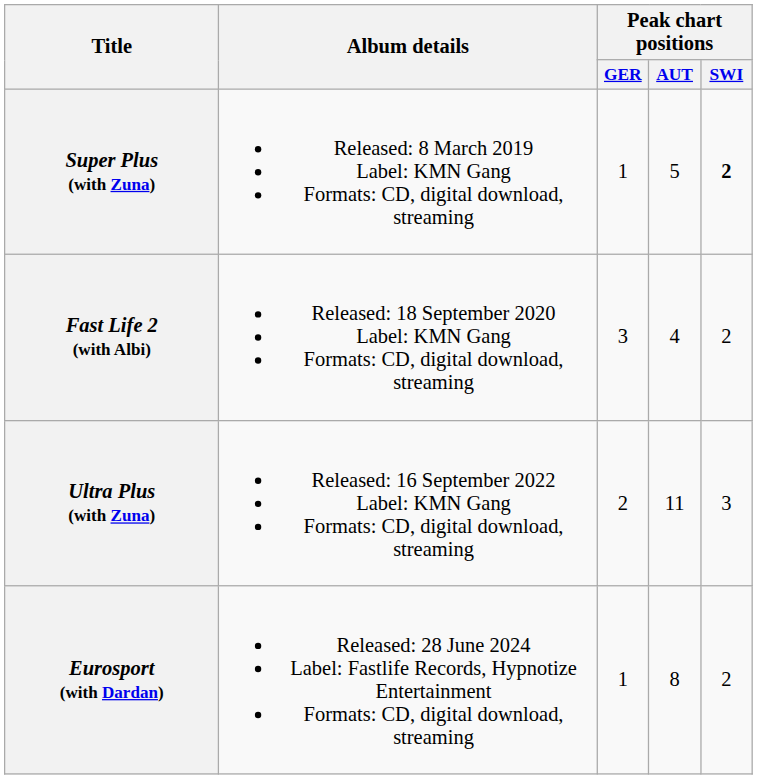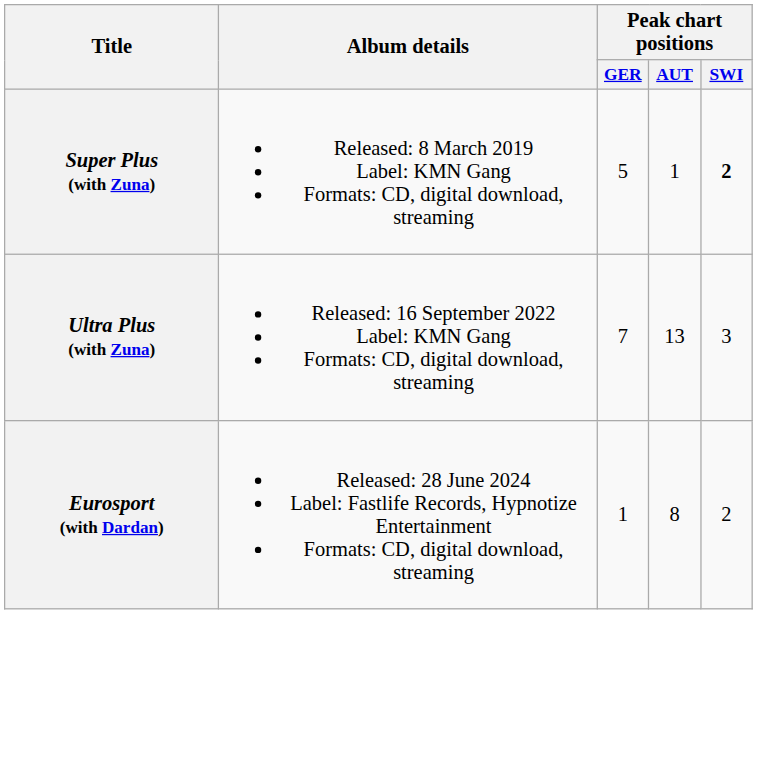(623, 171) 1 -> (623, 171) 5
(675, 171) 5 -> (675, 171) 1
- row: (112, 337)
(623, 502) 2 -> (623, 337) 7
(675, 502) 11 -> (675, 337) 13
